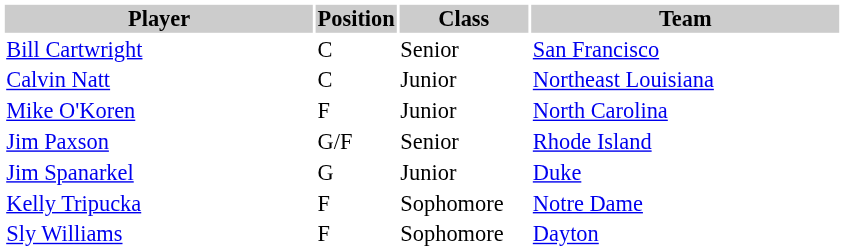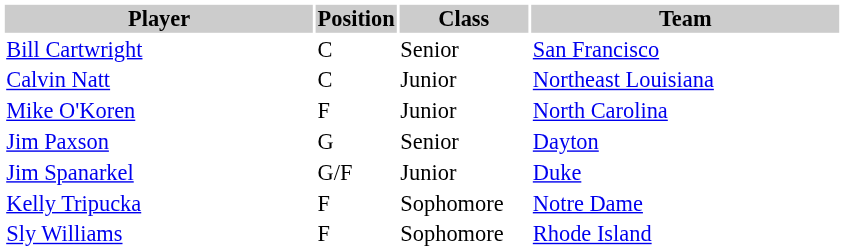(335, 141) G/F -> (326, 141) G
(592, 141) Rhode Island -> (566, 141) Dayton
(326, 172) G -> (335, 172) G/F
(566, 234) Dayton -> (592, 234) Rhode Island
